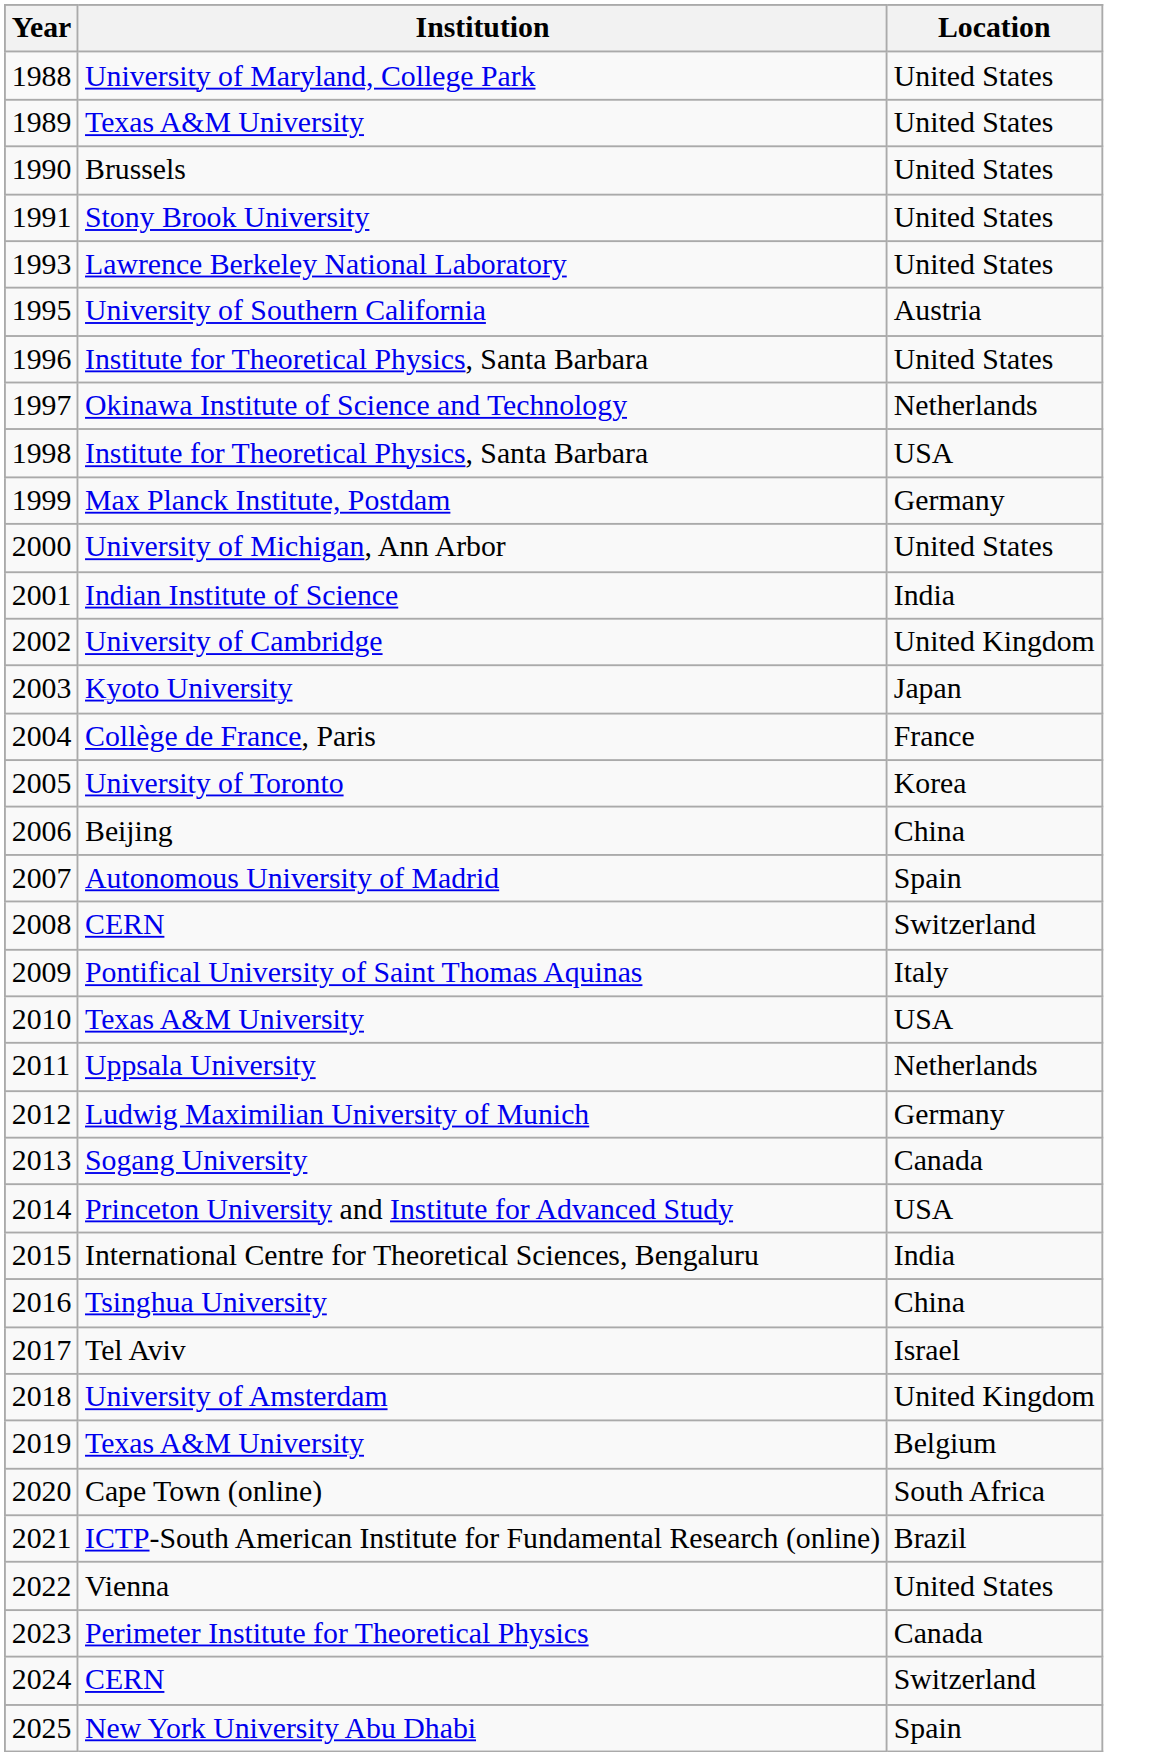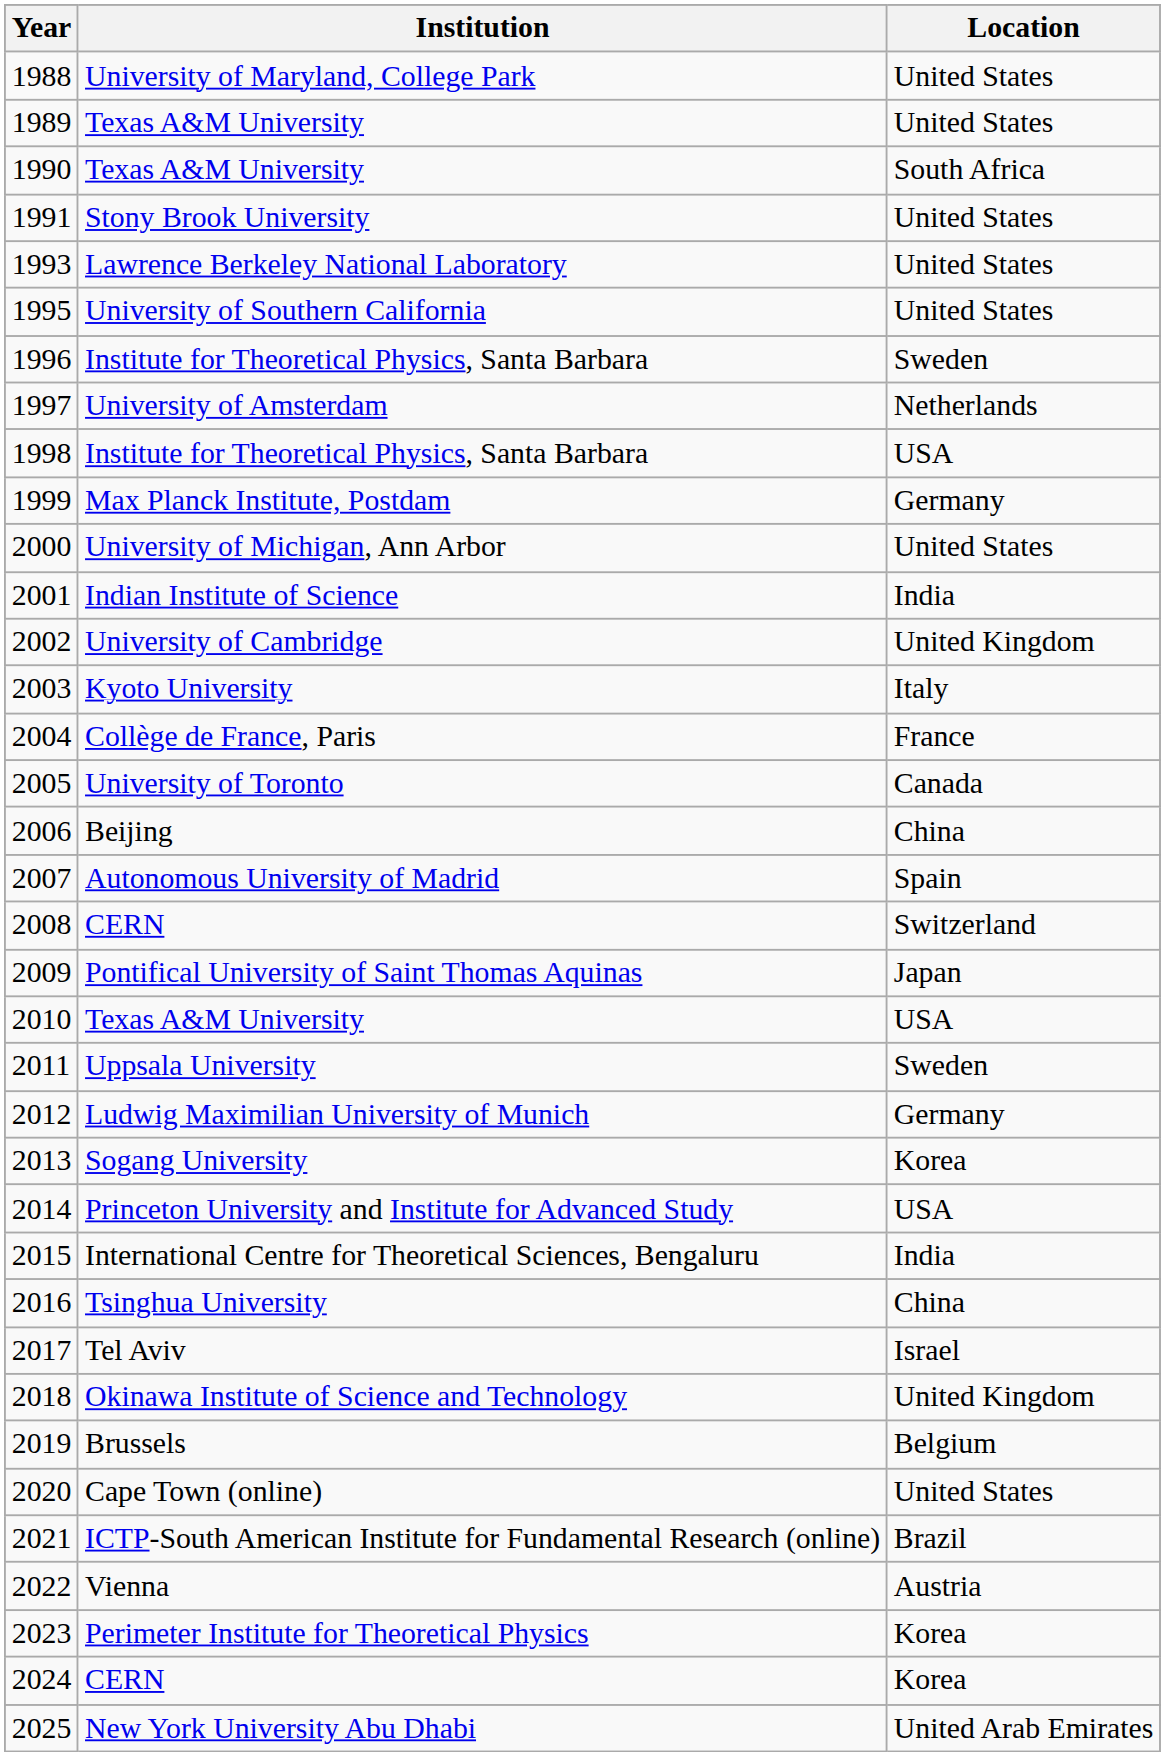(135, 169) Brussels -> (225, 169) Texas A&M University
(974, 169) United States -> (969, 169) South Africa
(938, 311) Austria -> (974, 311) United States
(974, 358) United States -> (941, 358) Sweden
(356, 405) Okinawa Institute of Science and Technology -> (236, 405) University of Amsterdam
(928, 688) Japan -> (921, 688) Italy
(930, 783) Korea -> (938, 783) Canada
(921, 972) Italy -> (928, 972) Japan
(966, 1066) Netherlands -> (941, 1066) Sweden
(938, 1160) Canada -> (930, 1160) Korea
(236, 1396) University of Amsterdam -> (356, 1396) Okinawa Institute of Science and Technology
(225, 1444) Texas A&M University -> (135, 1444) Brussels
(969, 1491) South Africa -> (974, 1491) United States
(974, 1585) United States -> (938, 1585) Austria
(938, 1632) Canada -> (930, 1632) Korea
(965, 1680) Switzerland -> (930, 1680) Korea
(928, 1727) Spain -> (1024, 1727) United Arab Emirates
